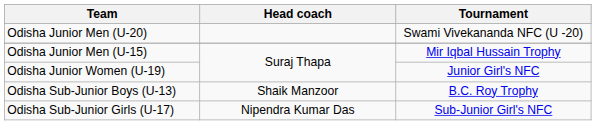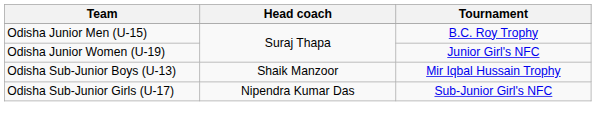- row: (77, 33)
(493, 52) Mir Iqbal Hussain Trophy -> (493, 33) B.C. Roy Trophy
(493, 91) B.C. Roy Trophy -> (493, 71) Mir Iqbal Hussain Trophy
